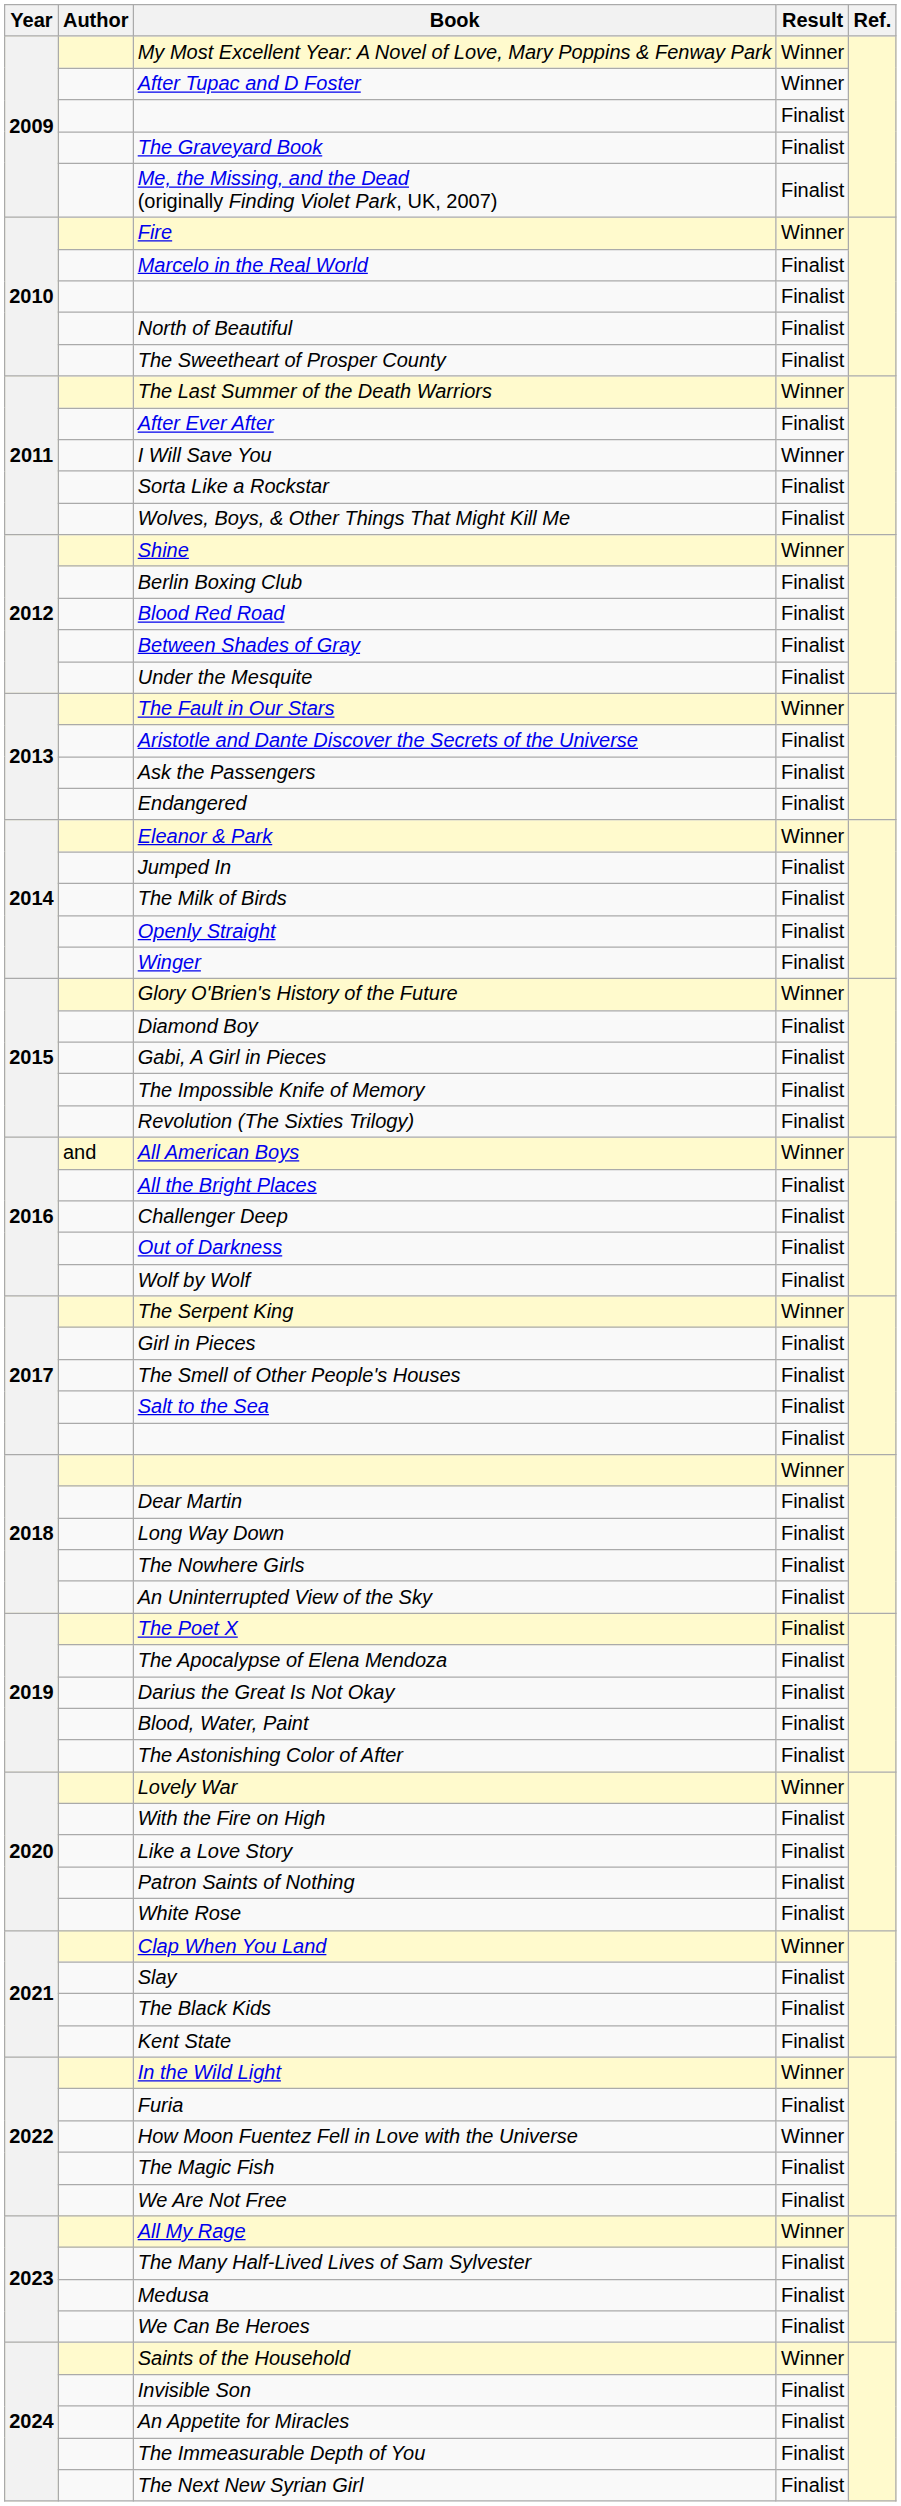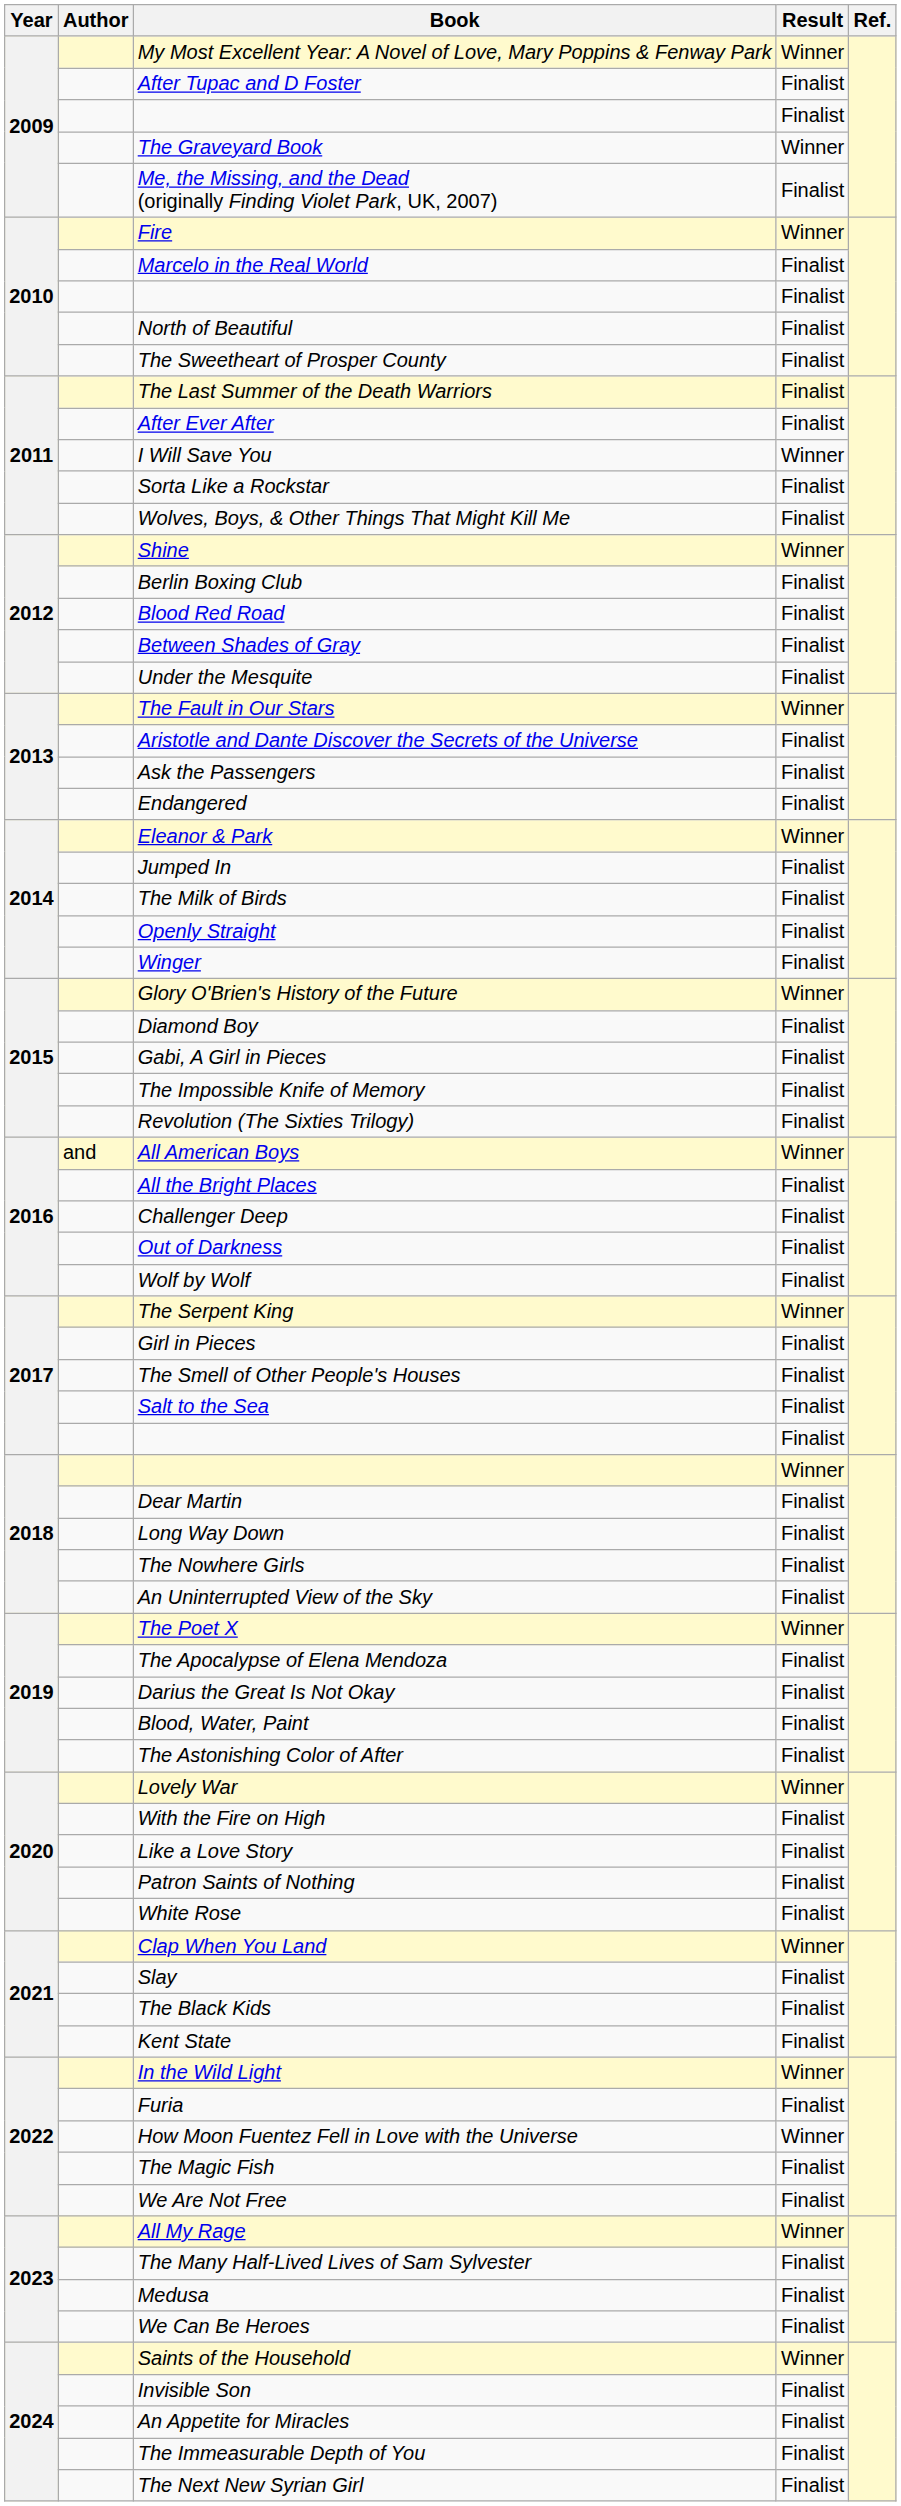(813, 83) Winner -> (813, 83) Finalist
(813, 147) Finalist -> (813, 147) Winner
(813, 391) Winner -> (813, 391) Finalist
(813, 1628) Finalist -> (813, 1628) Winner
